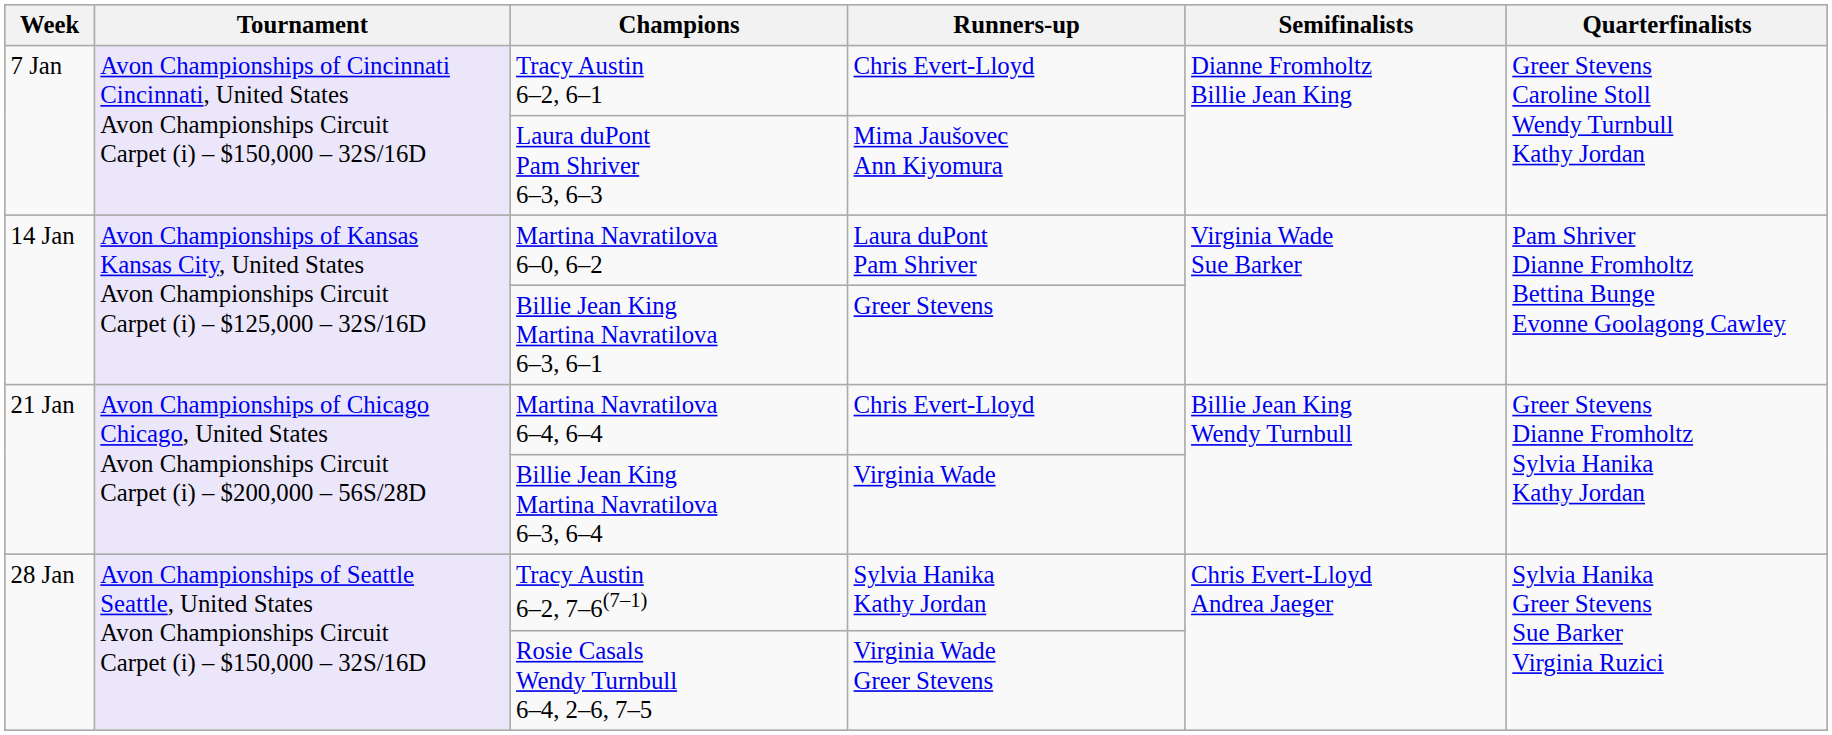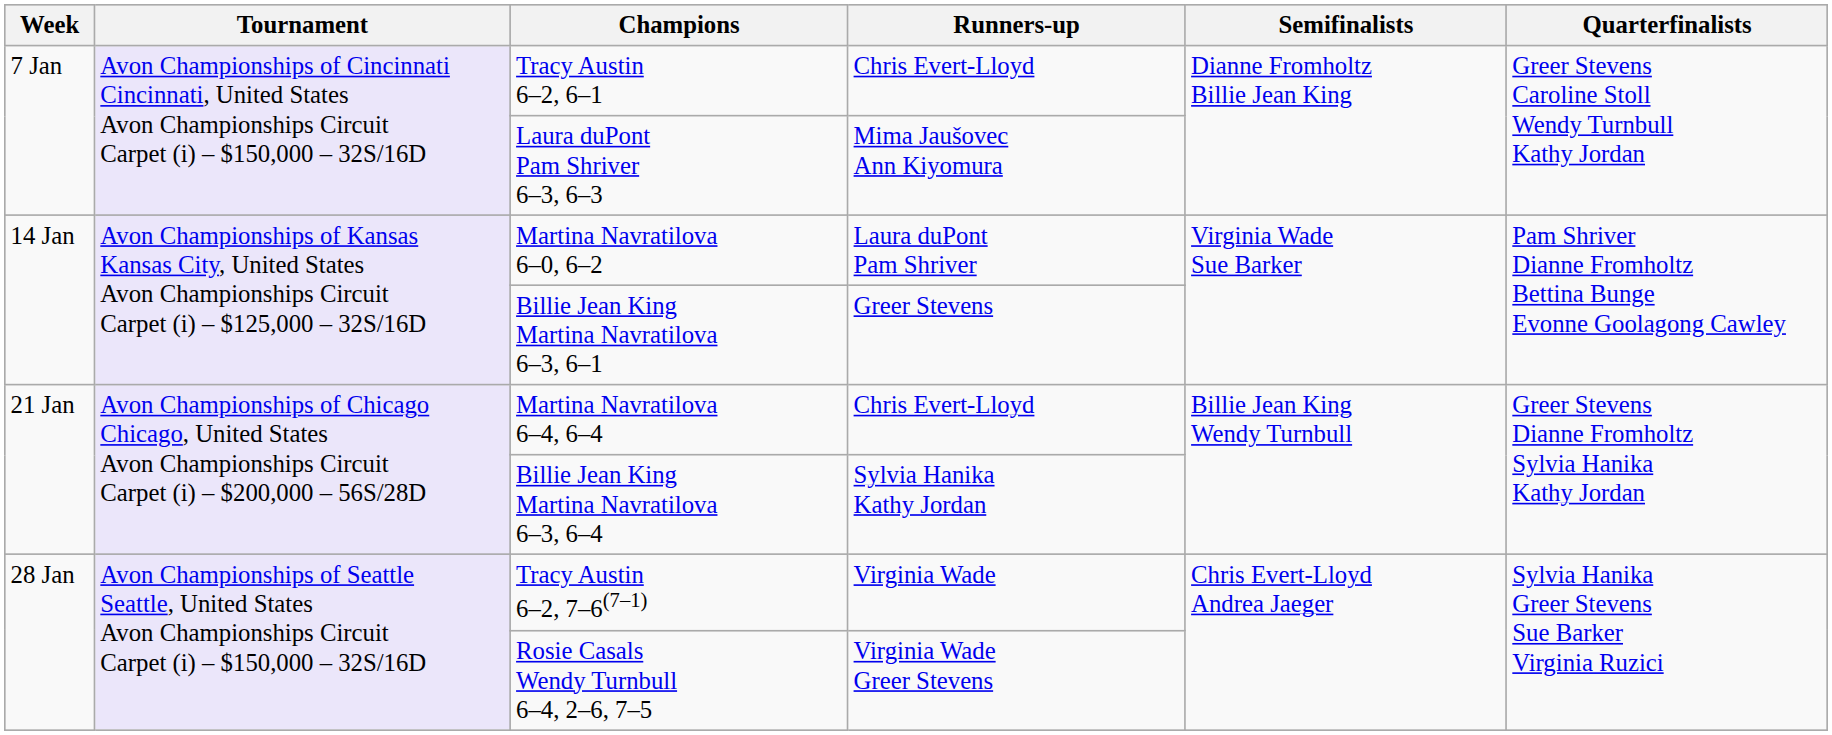(925, 475) Virginia Wade -> (924, 490) Sylvia Hanika Kathy Jordan
(924, 589) Sylvia Hanika Kathy Jordan -> (925, 575) Virginia Wade
